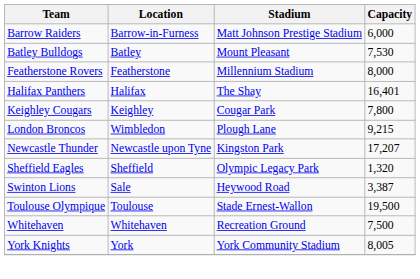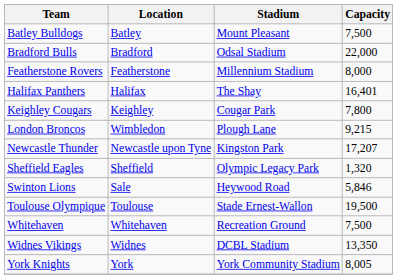- row: (44, 33)
(381, 52) 7,530 -> (358, 33) 7,500
+ row: (42, 52)
(381, 187) 3,387 -> (358, 187) 5,846
+ row: (44, 245)
